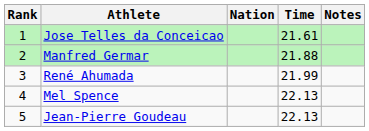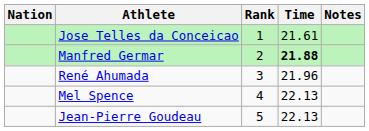columns swapped: (22, 15) <-> (252, 15)
(300, 55) normal -> (300, 55) bold
(300, 76) 21.99 -> (300, 76) 21.96
